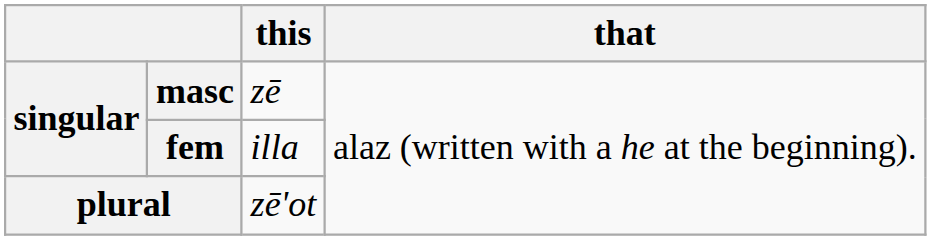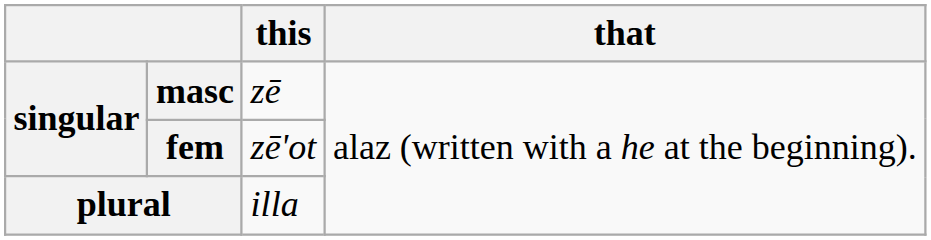(275, 147) illa -> (283, 147) zē'ot
(283, 204) zē'ot -> (275, 204) illa
